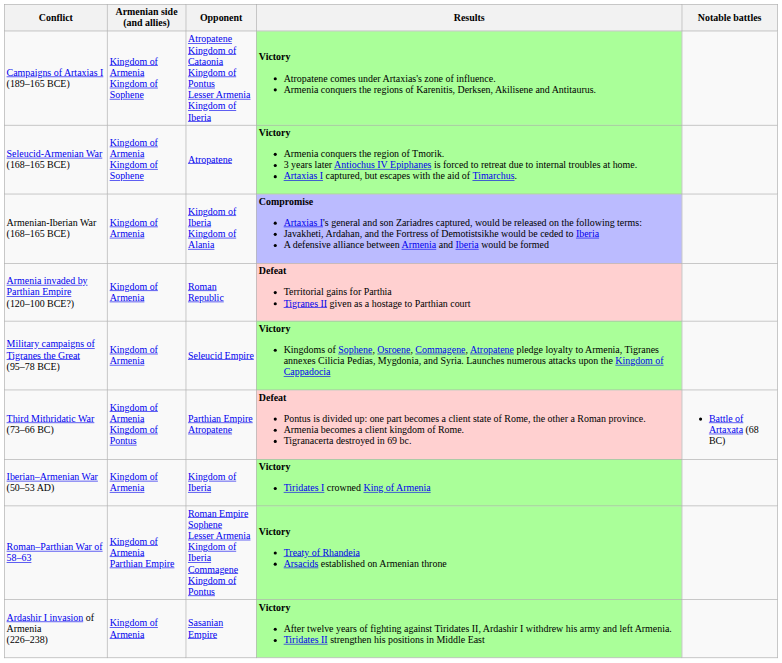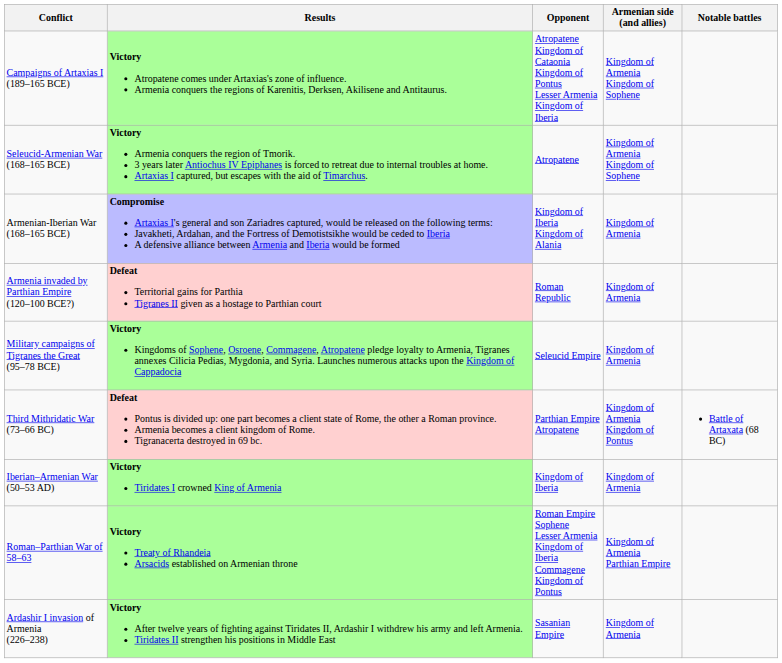columns swapped: (147, 17) <-> (469, 17)
